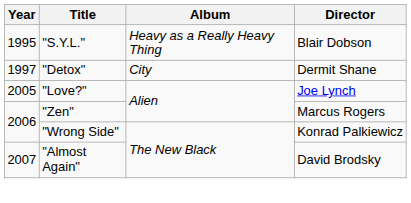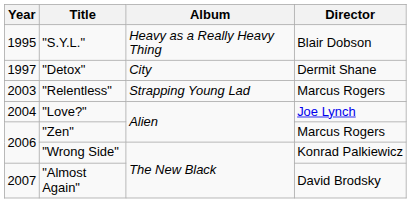+ row: (77, 91)
(22, 91) 2005 -> (22, 111) 2004
